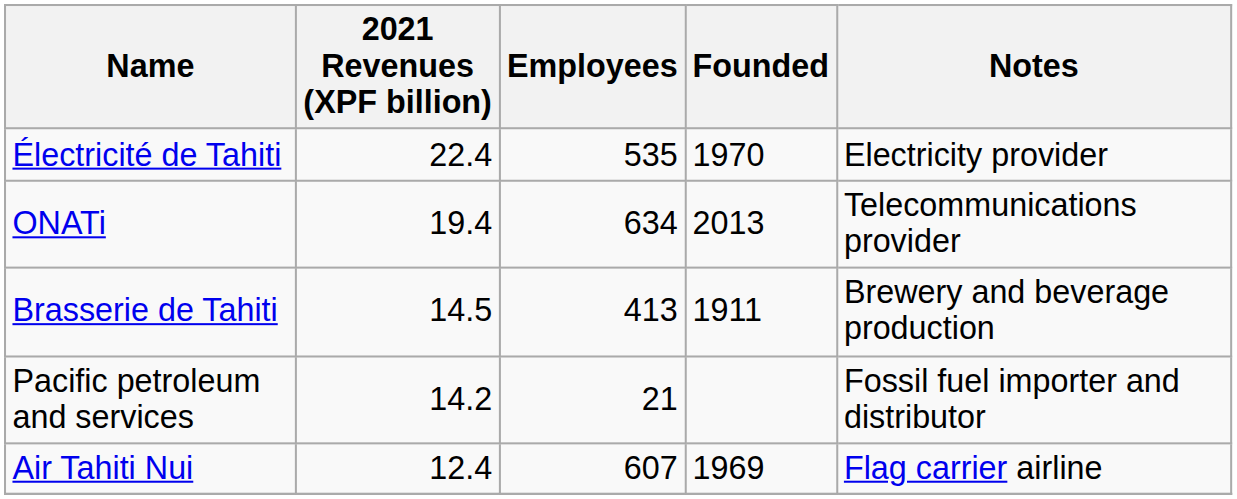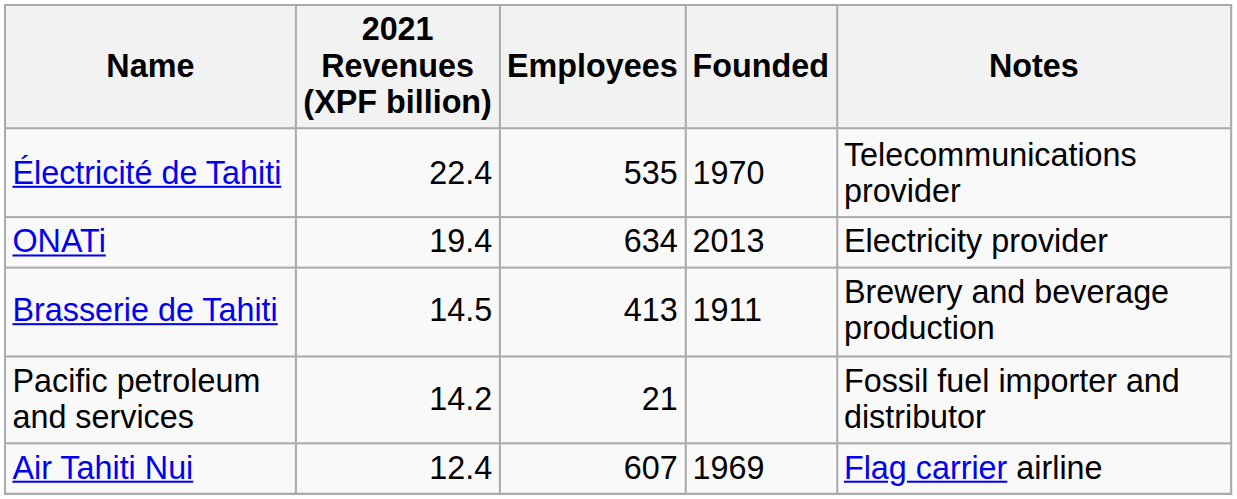(976, 154) Electricity provider -> (990, 172) Telecommunications provider
(990, 223) Telecommunications provider -> (976, 241) Electricity provider
